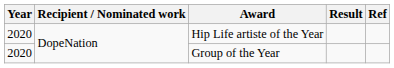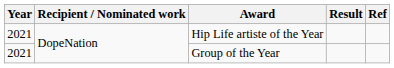(20, 33) 2020 -> (20, 33) 2021
(20, 53) 2020 -> (20, 53) 2021
